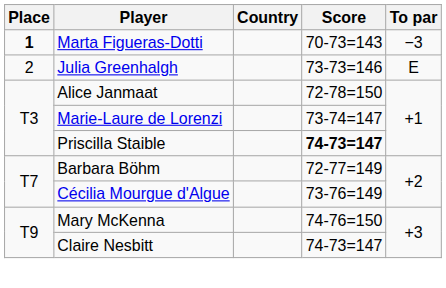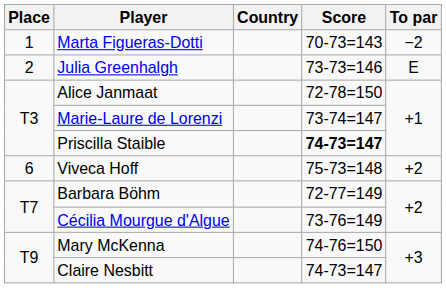(29, 43) bold -> (29, 43) normal
(414, 43) −3 -> (414, 43) −2
+ row: (98, 169)
